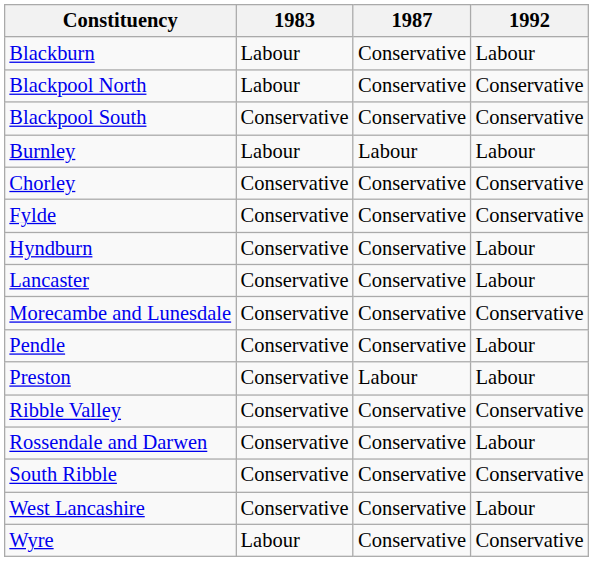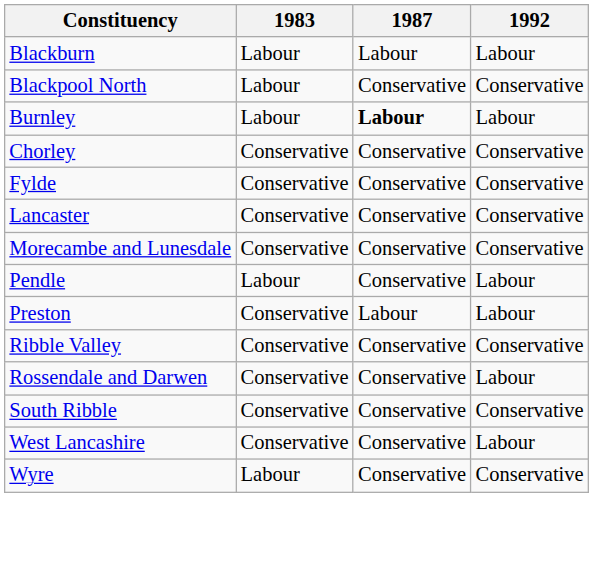(412, 53) Conservative -> (388, 53) Labour
- row: (78, 118)
(388, 150) normal -> (391, 118) bold
- row: (51, 248)
(505, 280) Labour -> (530, 215) Conservative
(295, 345) Conservative -> (270, 280) Labour
